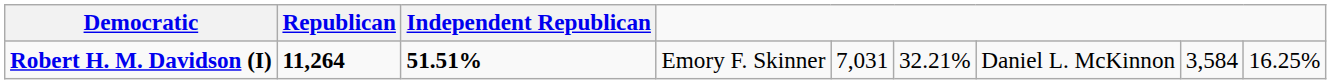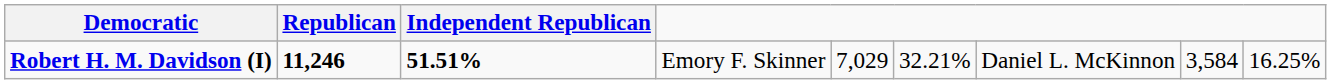(314, 59) 11,264 -> (314, 59) 11,246
(862, 59) 7,031 -> (862, 59) 7,029
